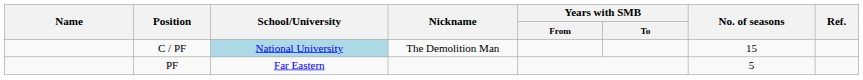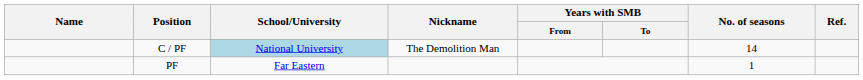(752, 48) 15 -> (752, 48) 14
(752, 65) 5 -> (752, 65) 1
